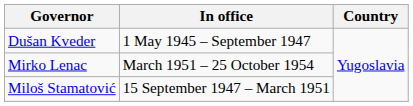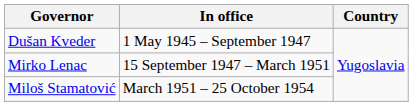(218, 64) March 1951 – 25 October 1954 -> (226, 64) 15 September 1947 – March 1951
(226, 88) 15 September 1947 – March 1951 -> (218, 88) March 1951 – 25 October 1954
